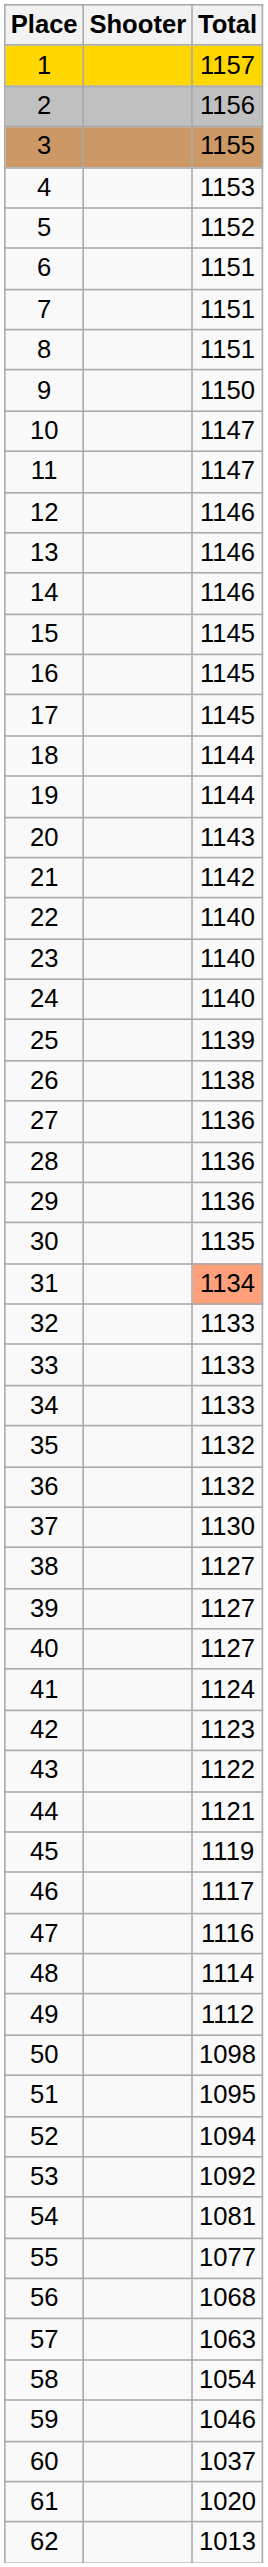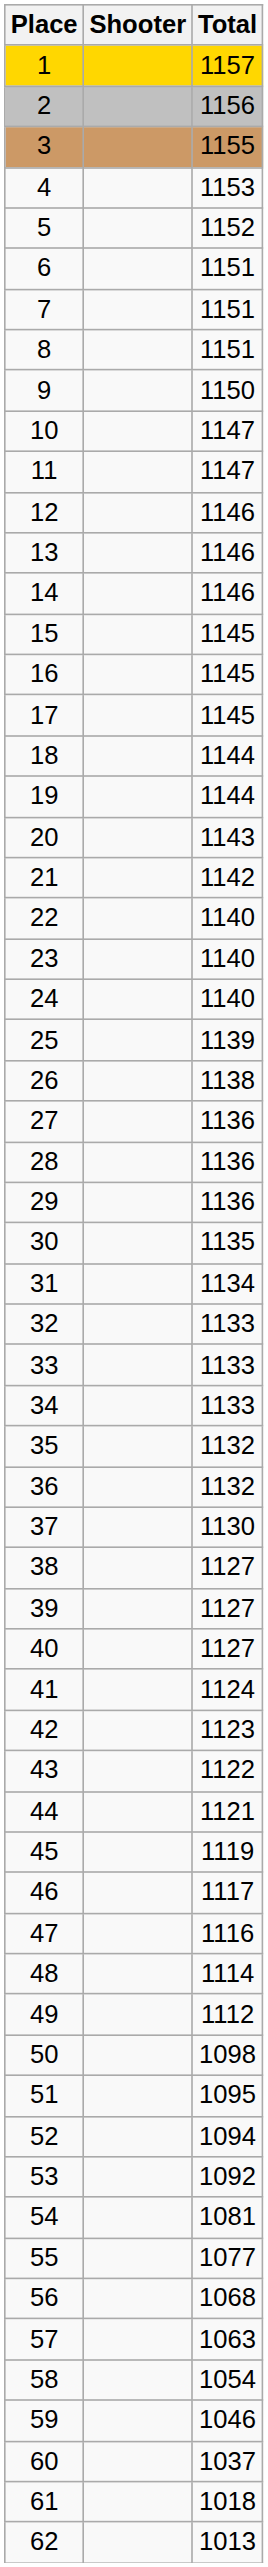(228, 1283) lightsalmon background -> (228, 1283) no background
(228, 2501) 1020 -> (228, 2501) 1018
